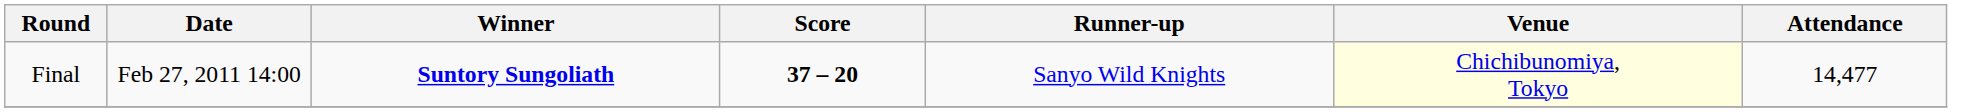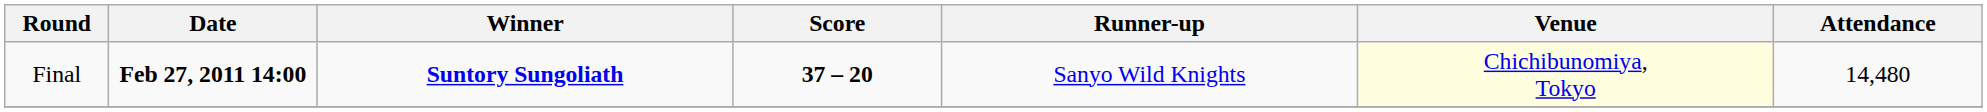(209, 74) normal -> (213, 74) bold
(1845, 74) 14,477 -> (1878, 74) 14,480
